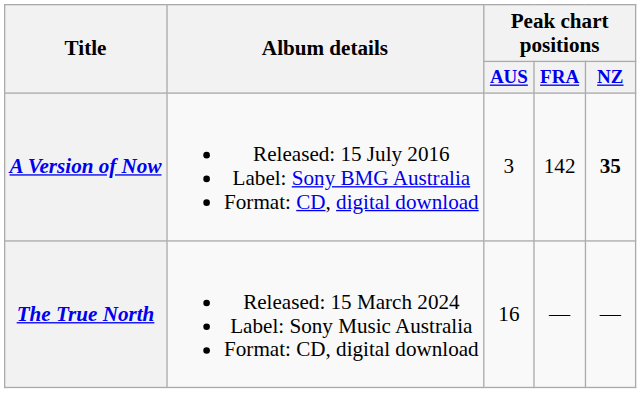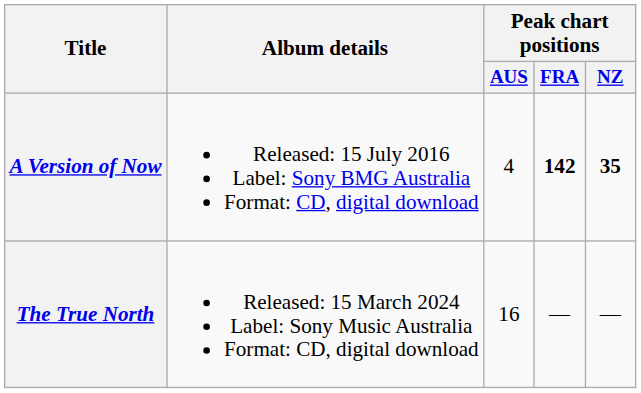(509, 166) 3 -> (509, 166) 4
(560, 166) normal -> (560, 166) bold
